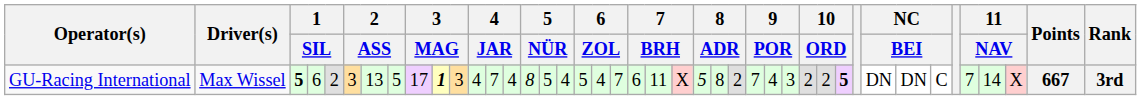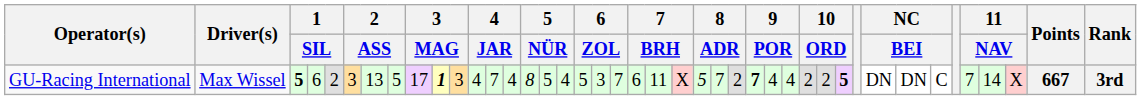(601, 79) 4 -> (601, 79) 3
(720, 79) 8 -> (720, 79) 7
(755, 79) normal -> (755, 79) bold
(791, 79) 3 -> (791, 79) 4
